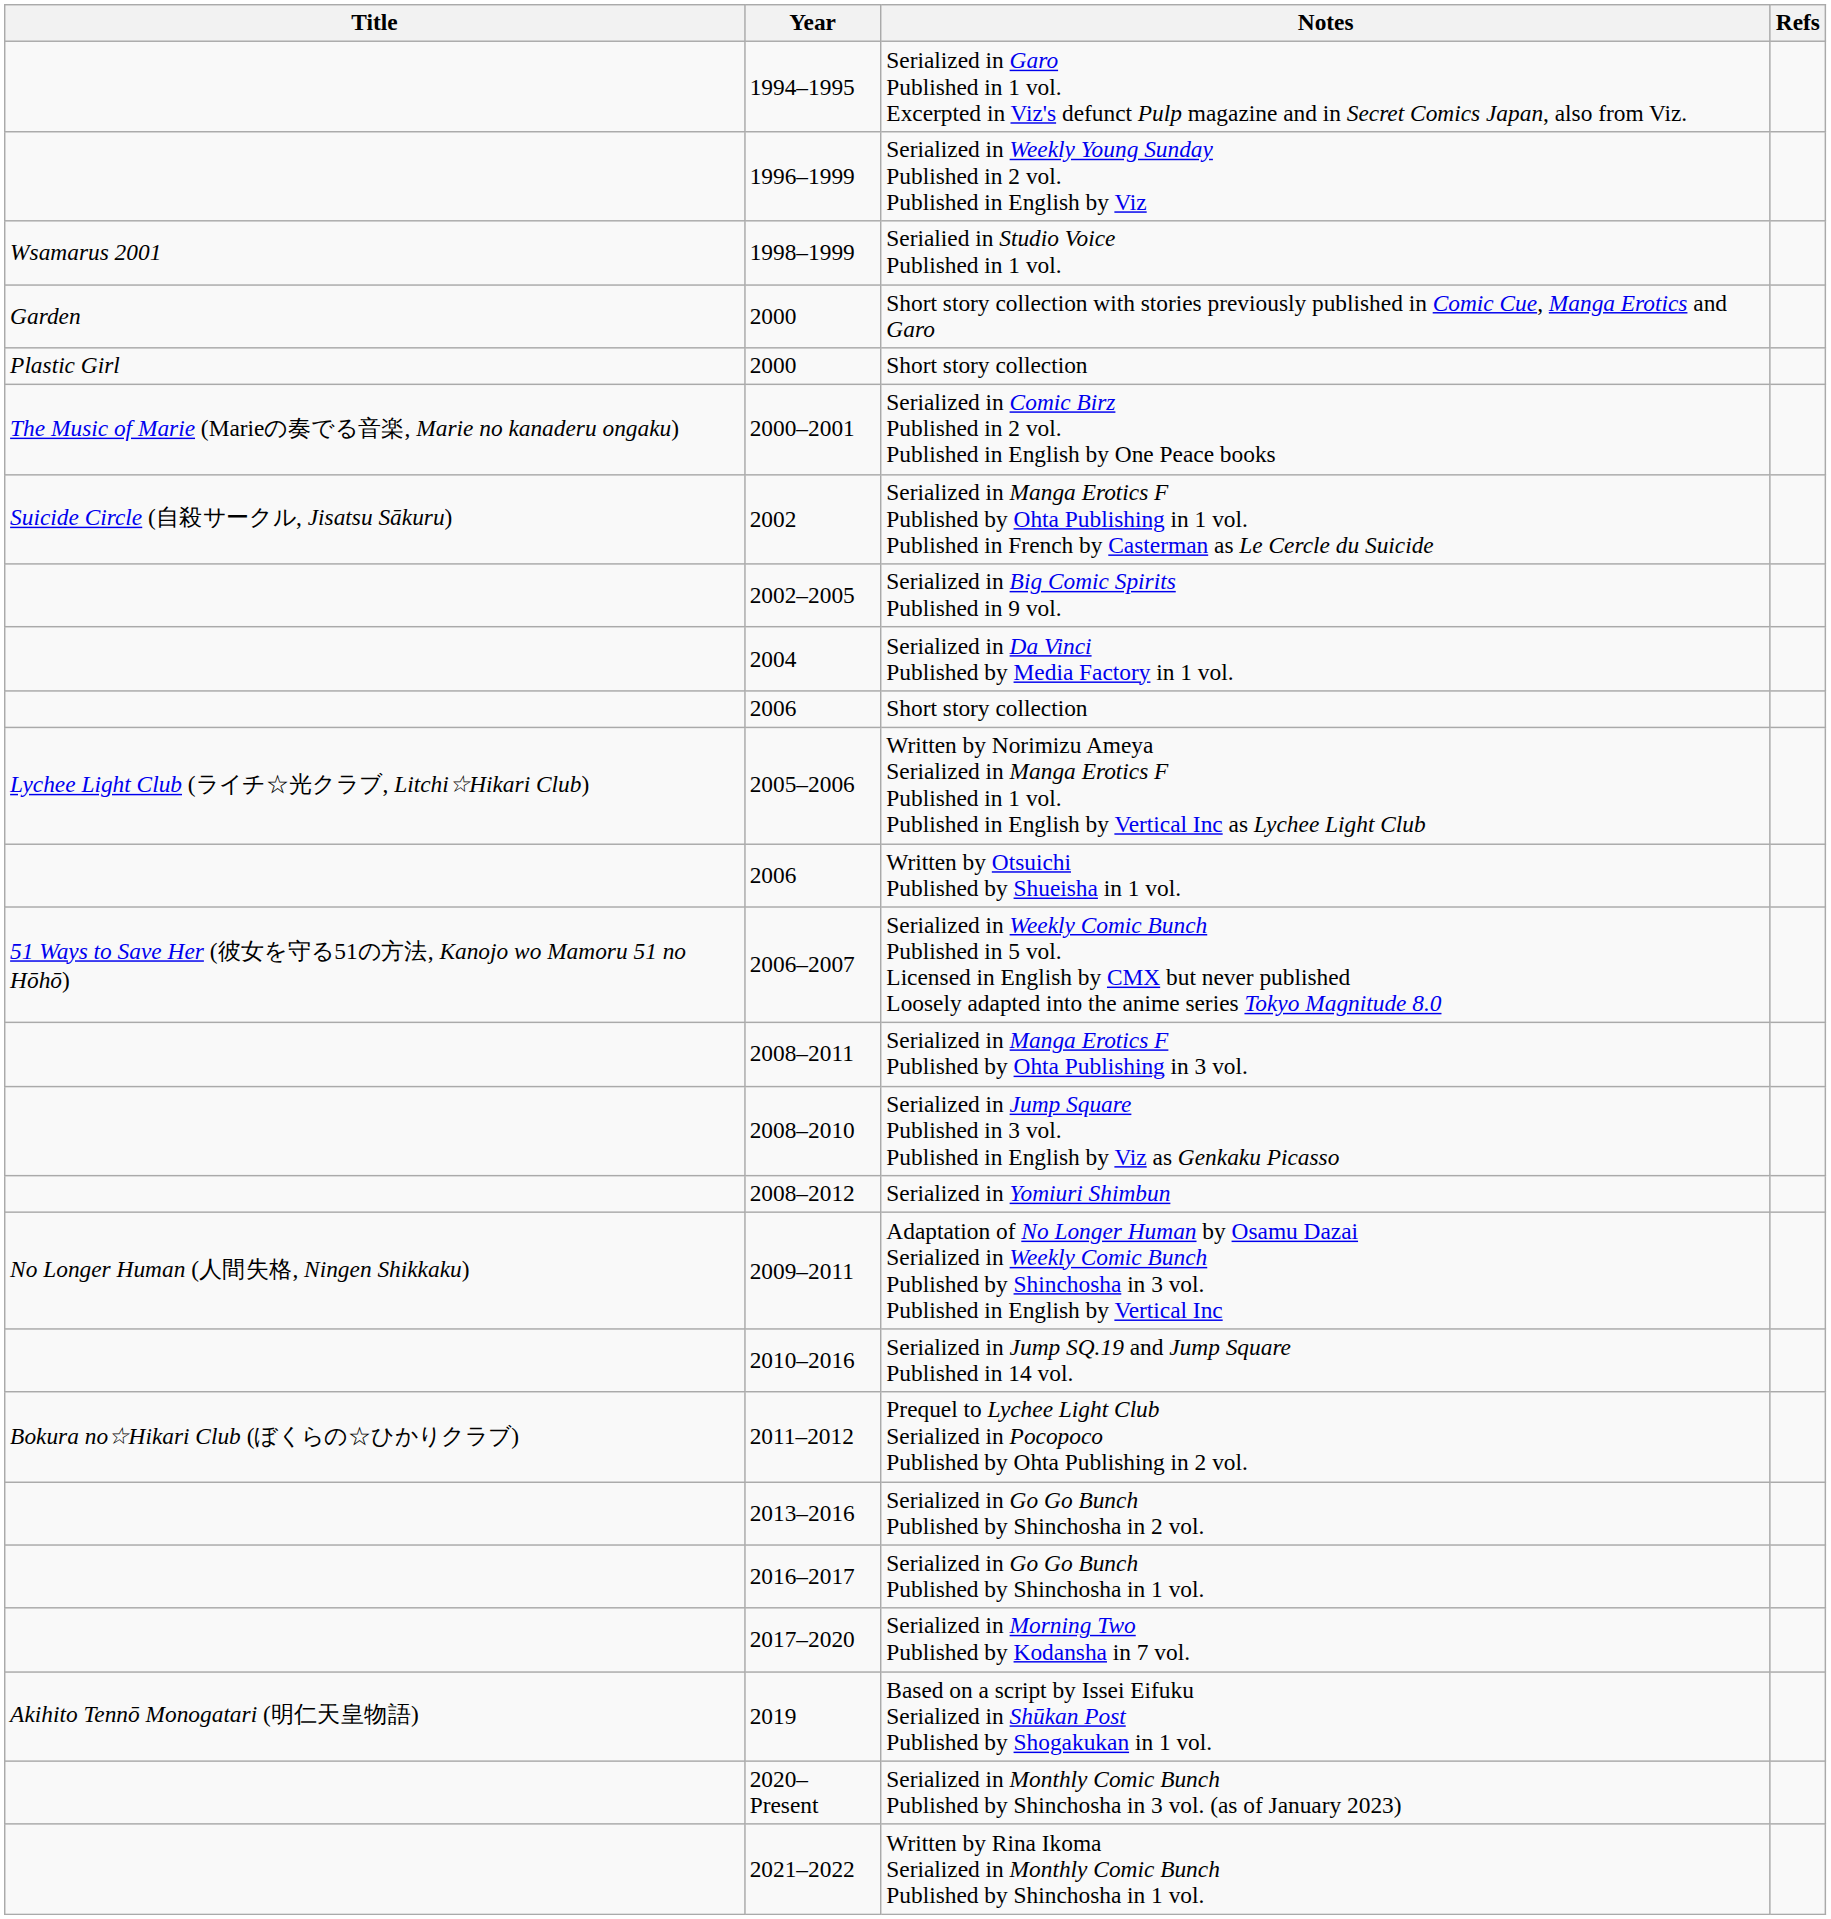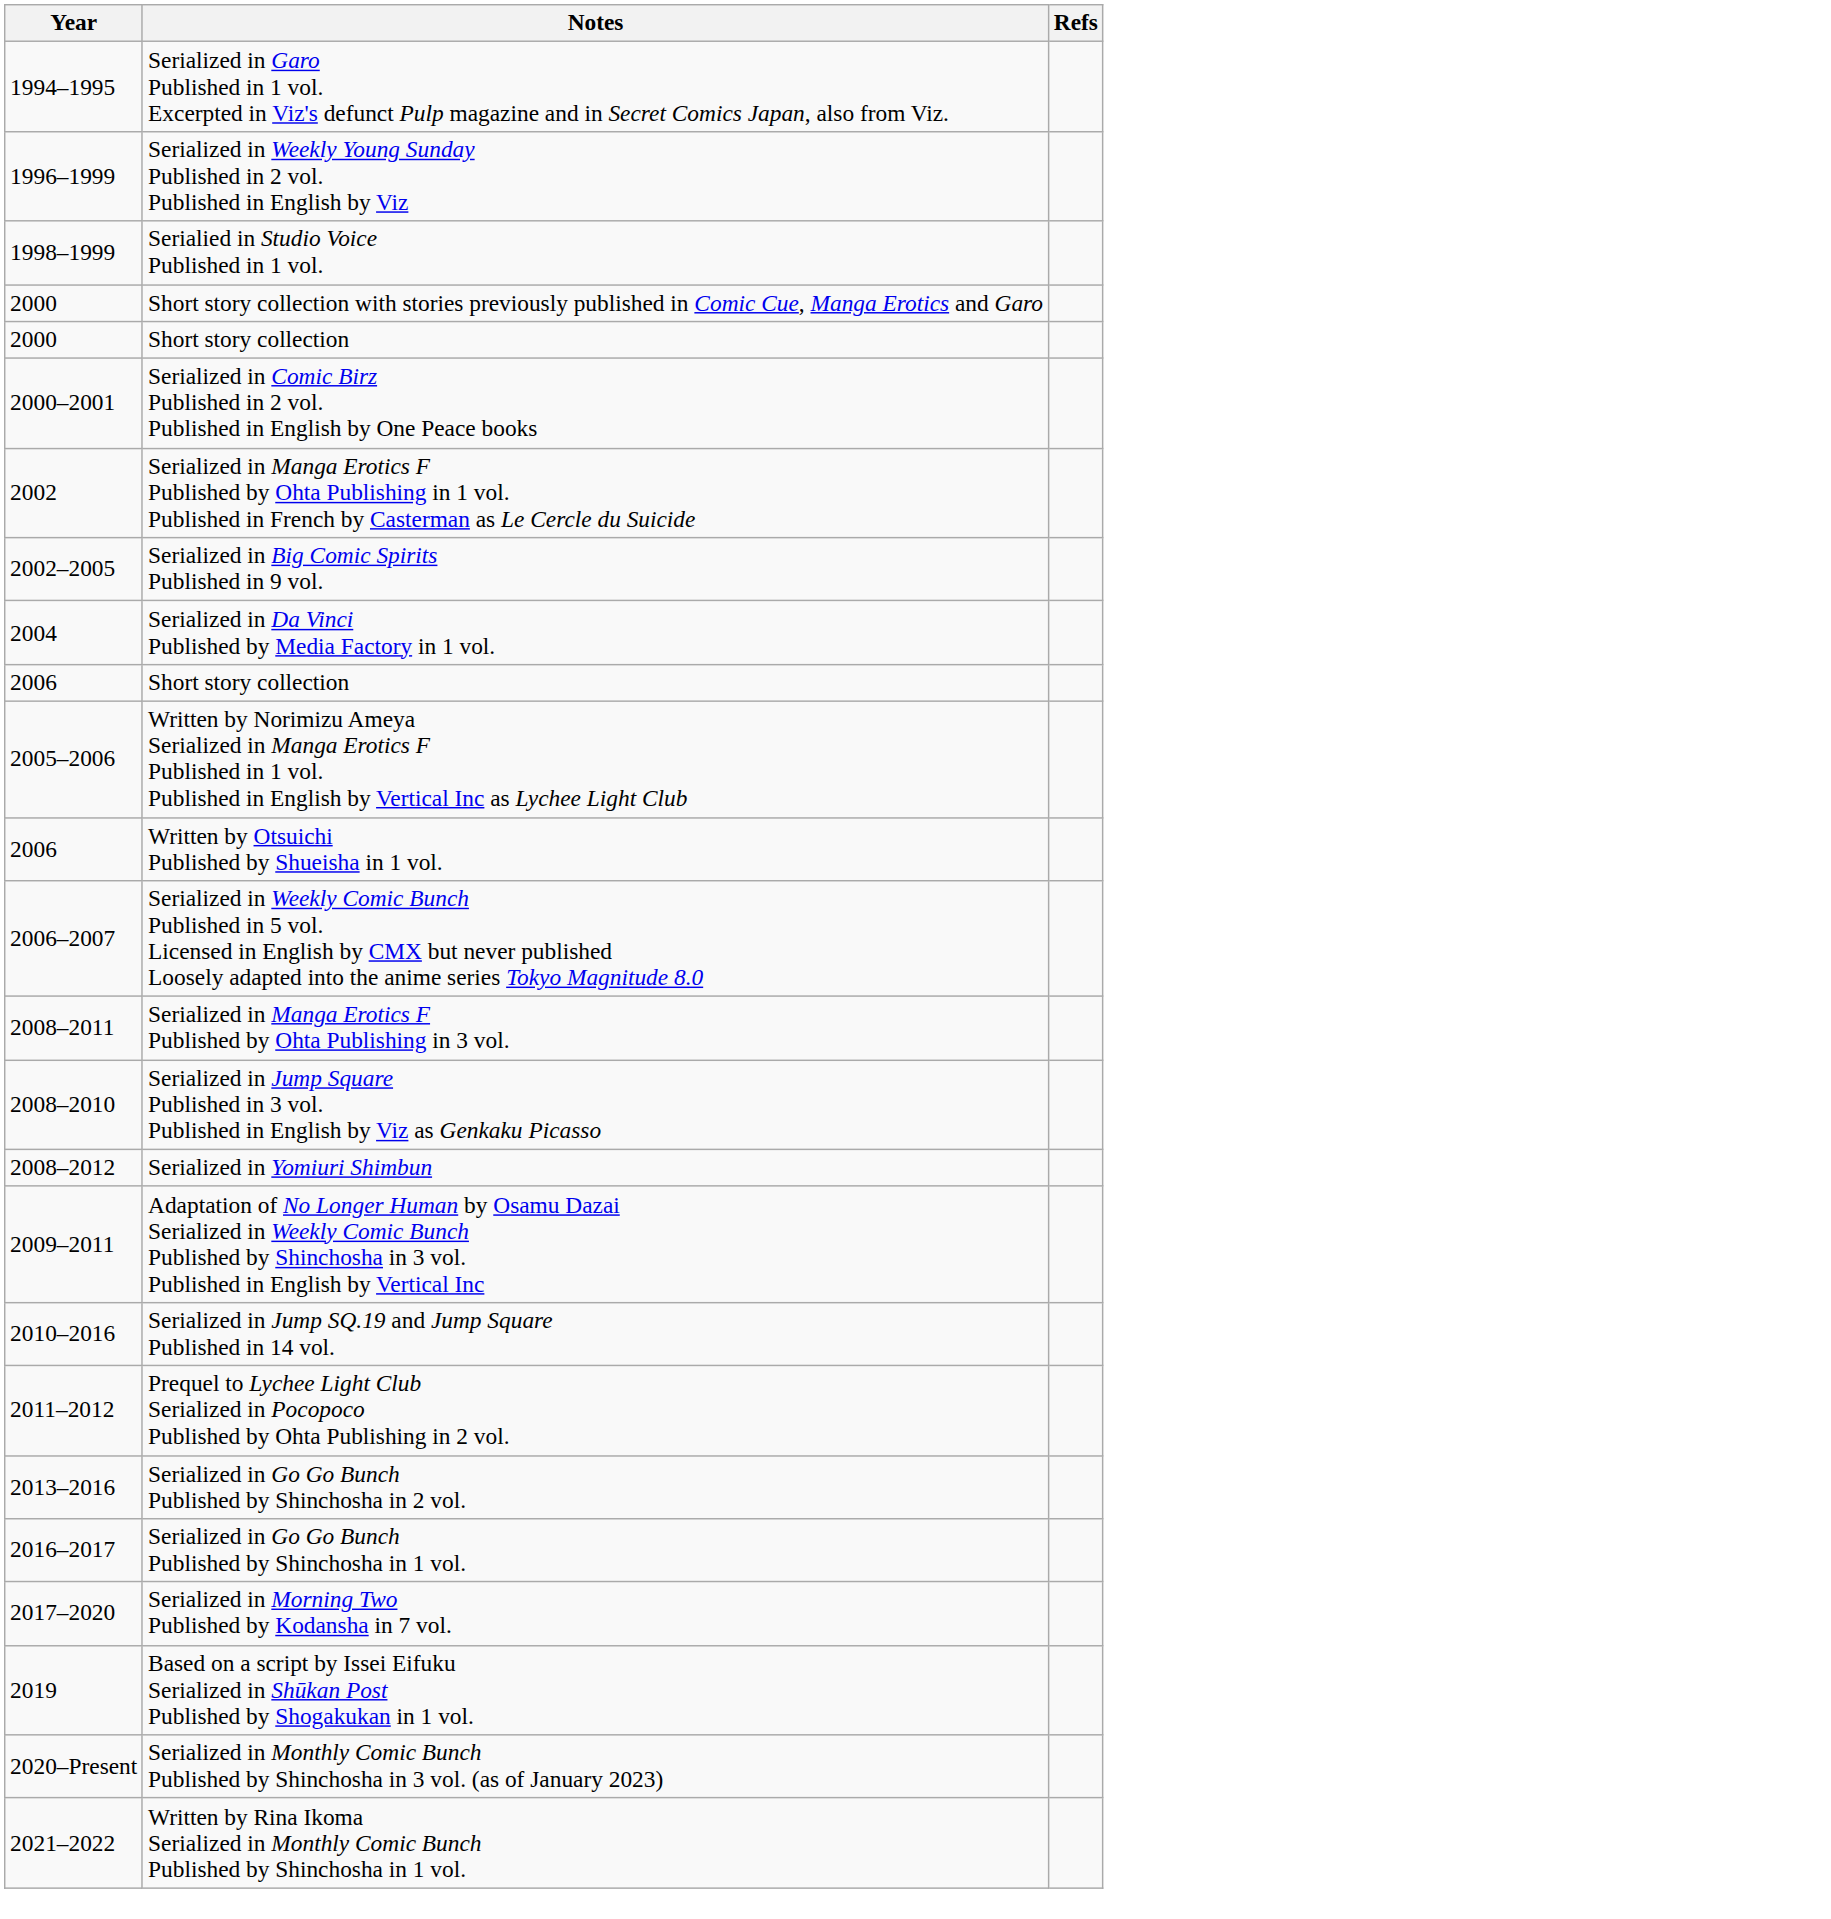- column: (374, 23)
